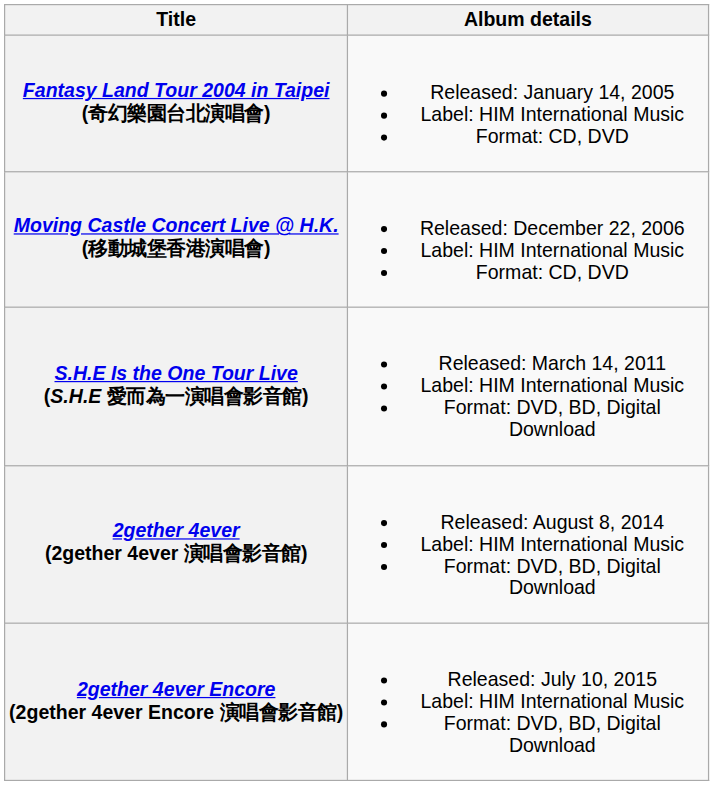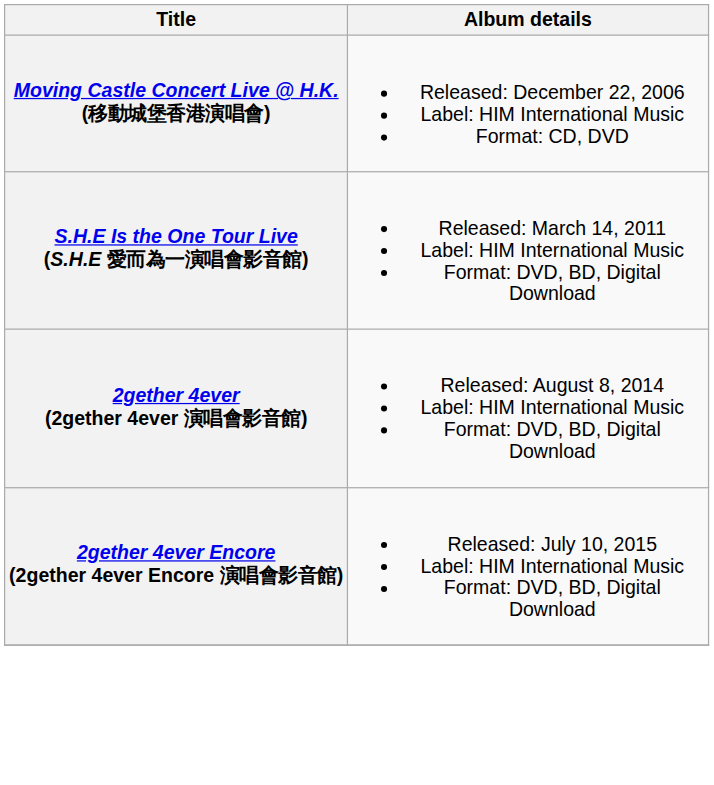- row: (176, 102)
